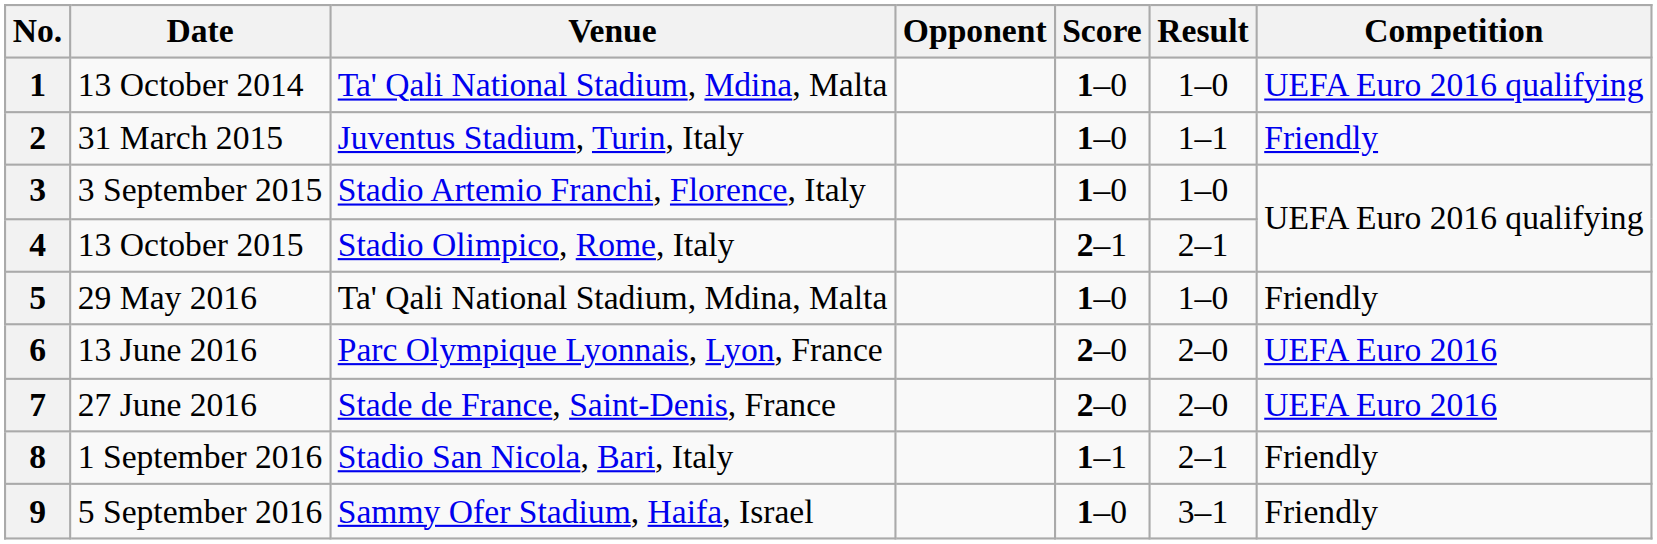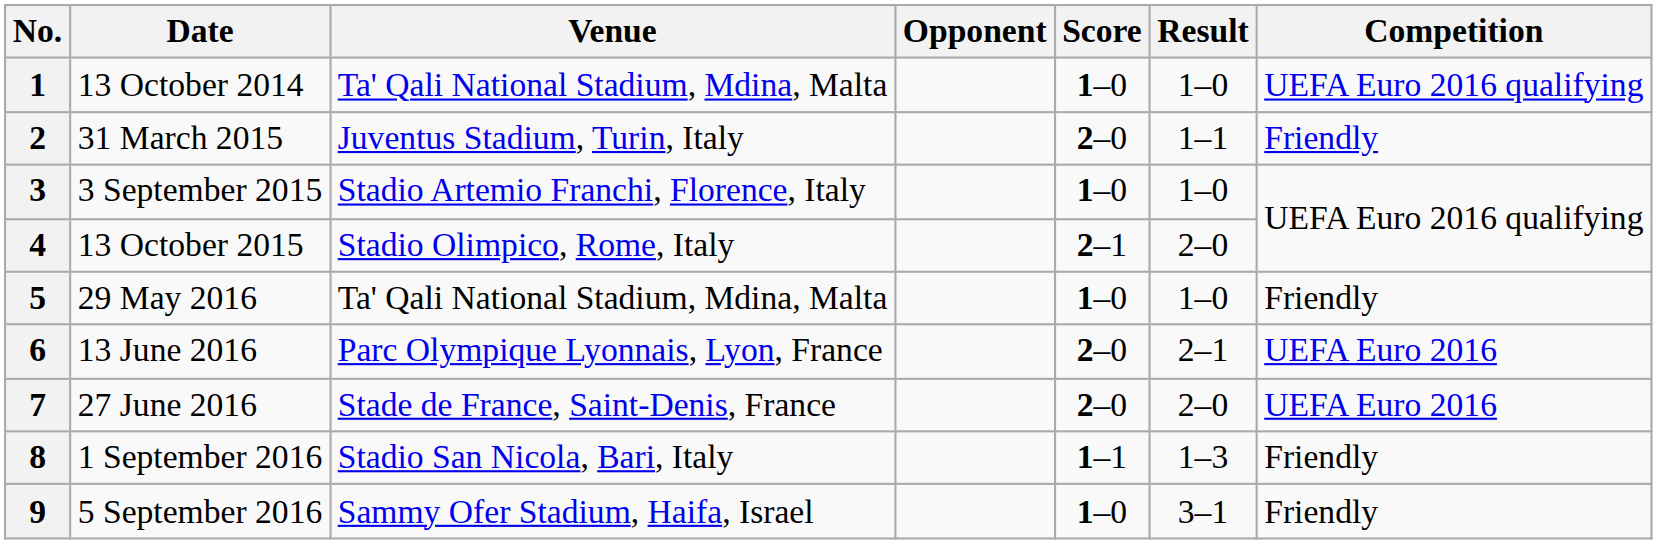(1102, 137) 1–0 -> (1102, 137) 2–0
(1203, 244) 2–1 -> (1203, 244) 2–0
(1203, 350) 2–0 -> (1203, 350) 2–1
(1203, 457) 2–1 -> (1203, 457) 1–3
